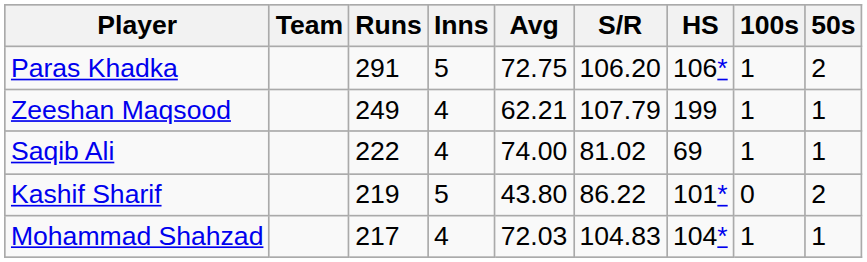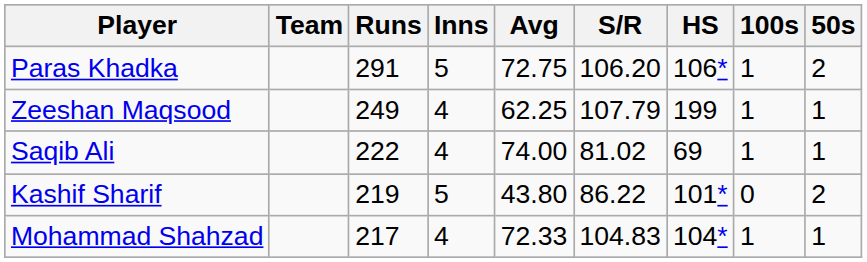(534, 109) 62.21 -> (534, 109) 62.25
(534, 236) 72.03 -> (534, 236) 72.33
